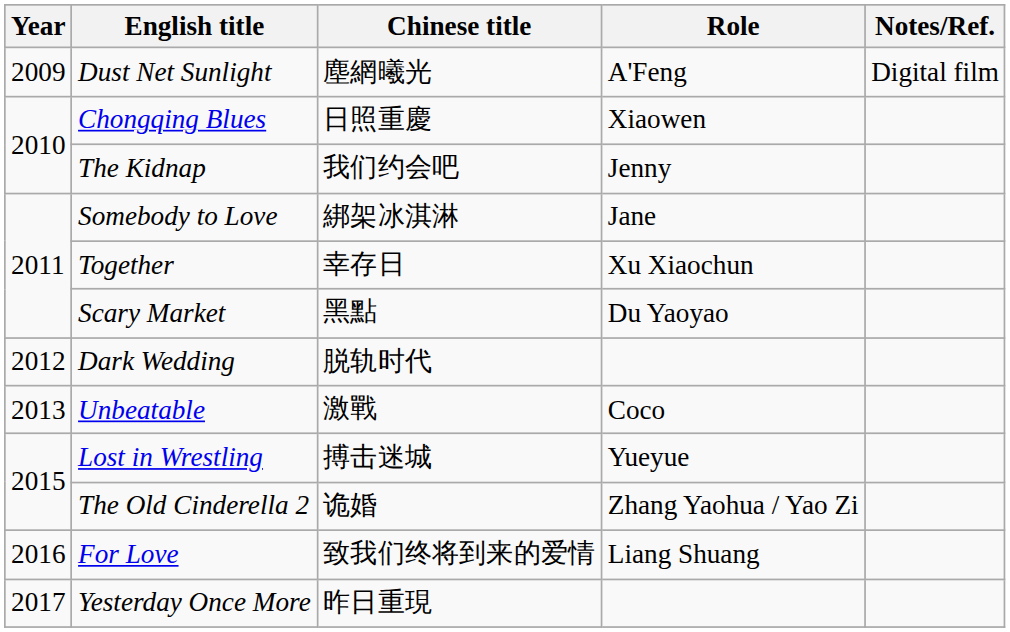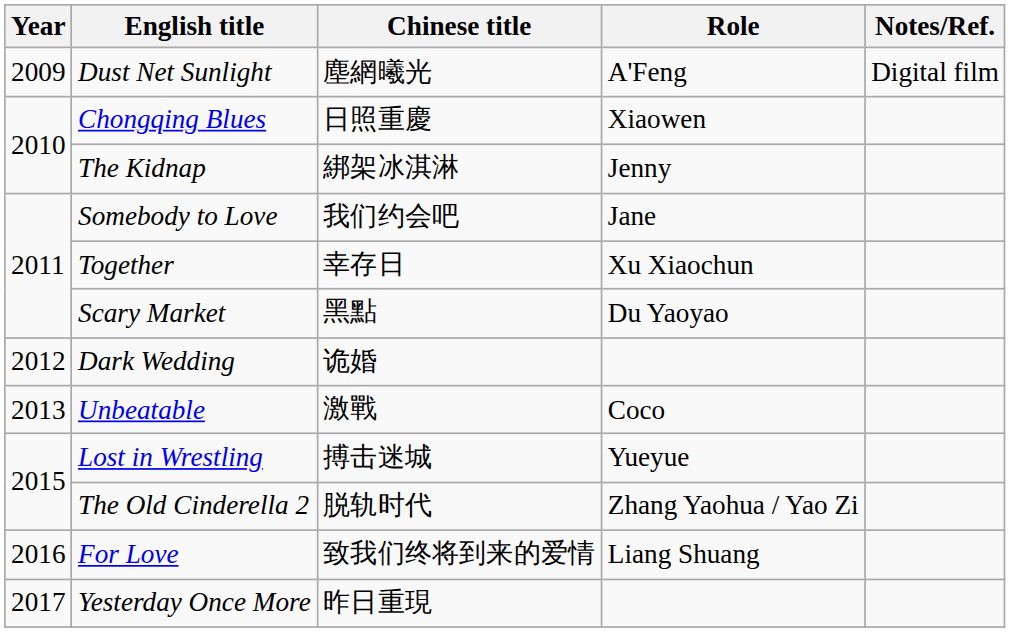(391, 167) 我们约会吧 -> (391, 167) 綁架冰淇淋
(391, 215) 綁架冰淇淋 -> (391, 215) 我们约会吧
(378, 360) 脱轨时代 -> (350, 360) 诡婚
(350, 505) 诡婚 -> (378, 505) 脱轨时代
